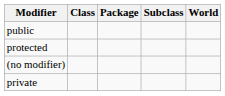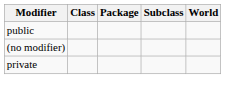- row: (27, 47)
